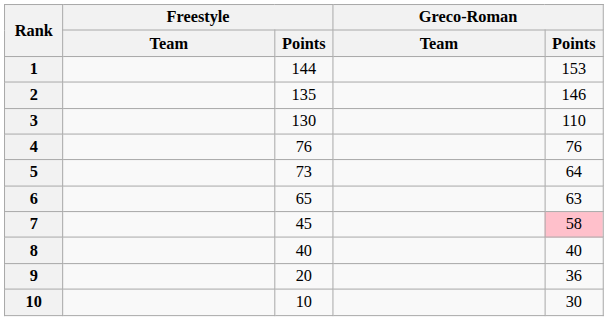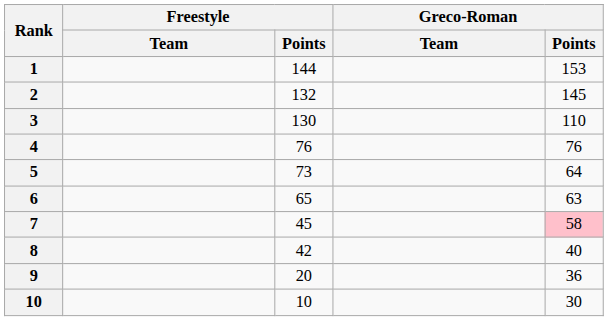(304, 95) 135 -> (304, 95) 132
(574, 95) 146 -> (574, 95) 145
(304, 250) 40 -> (304, 250) 42
